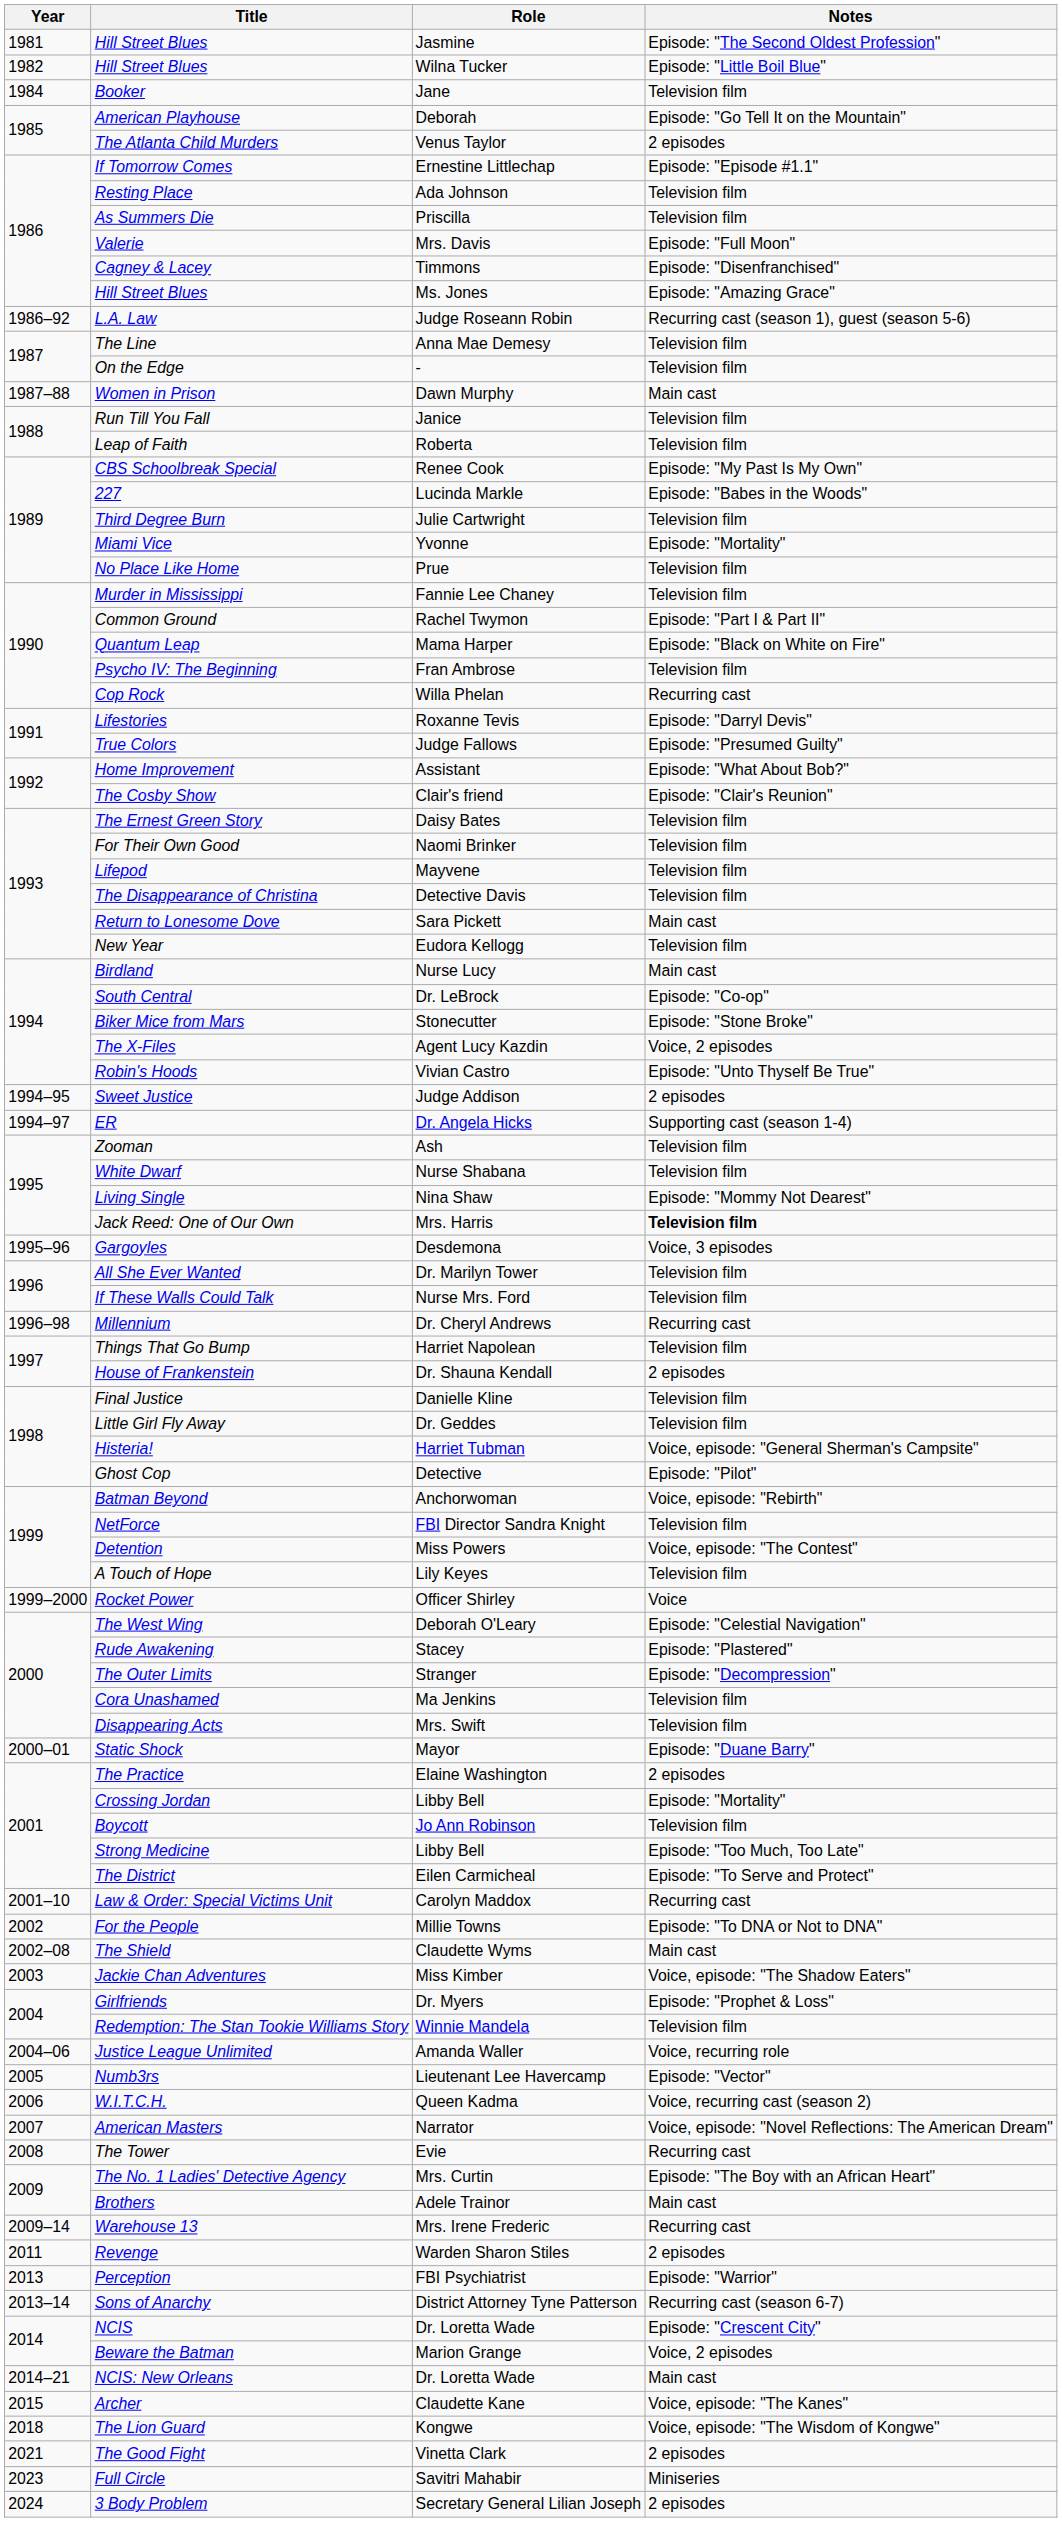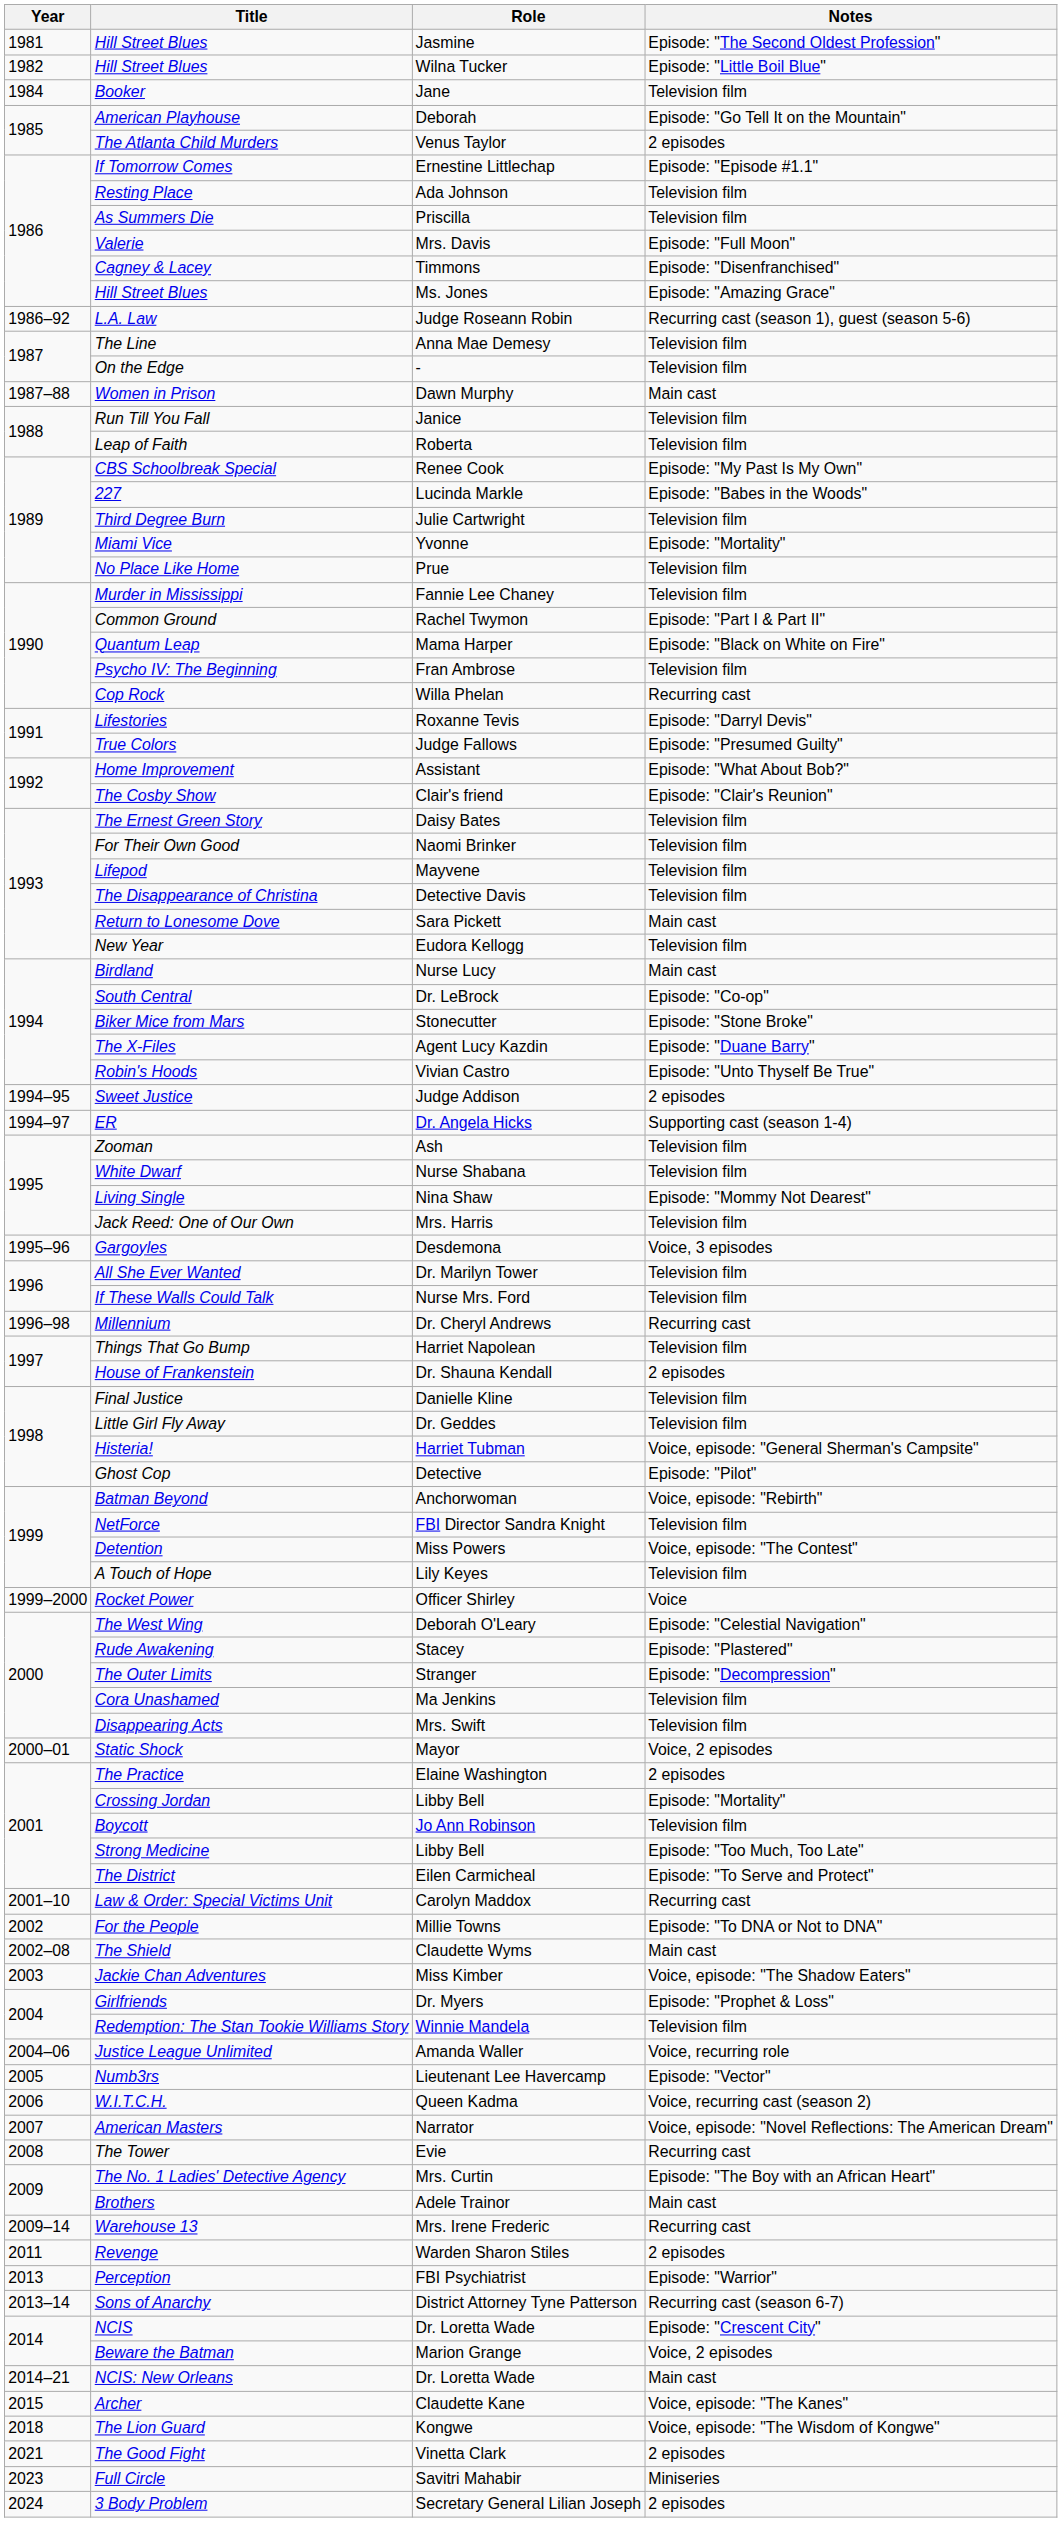(710, 1047) Voice, 2 episodes -> (731, 1047) Episode: "Duane Barry"
(703, 1222) bold -> (698, 1222) normal
(731, 1750) Episode: "Duane Barry" -> (710, 1750) Voice, 2 episodes
